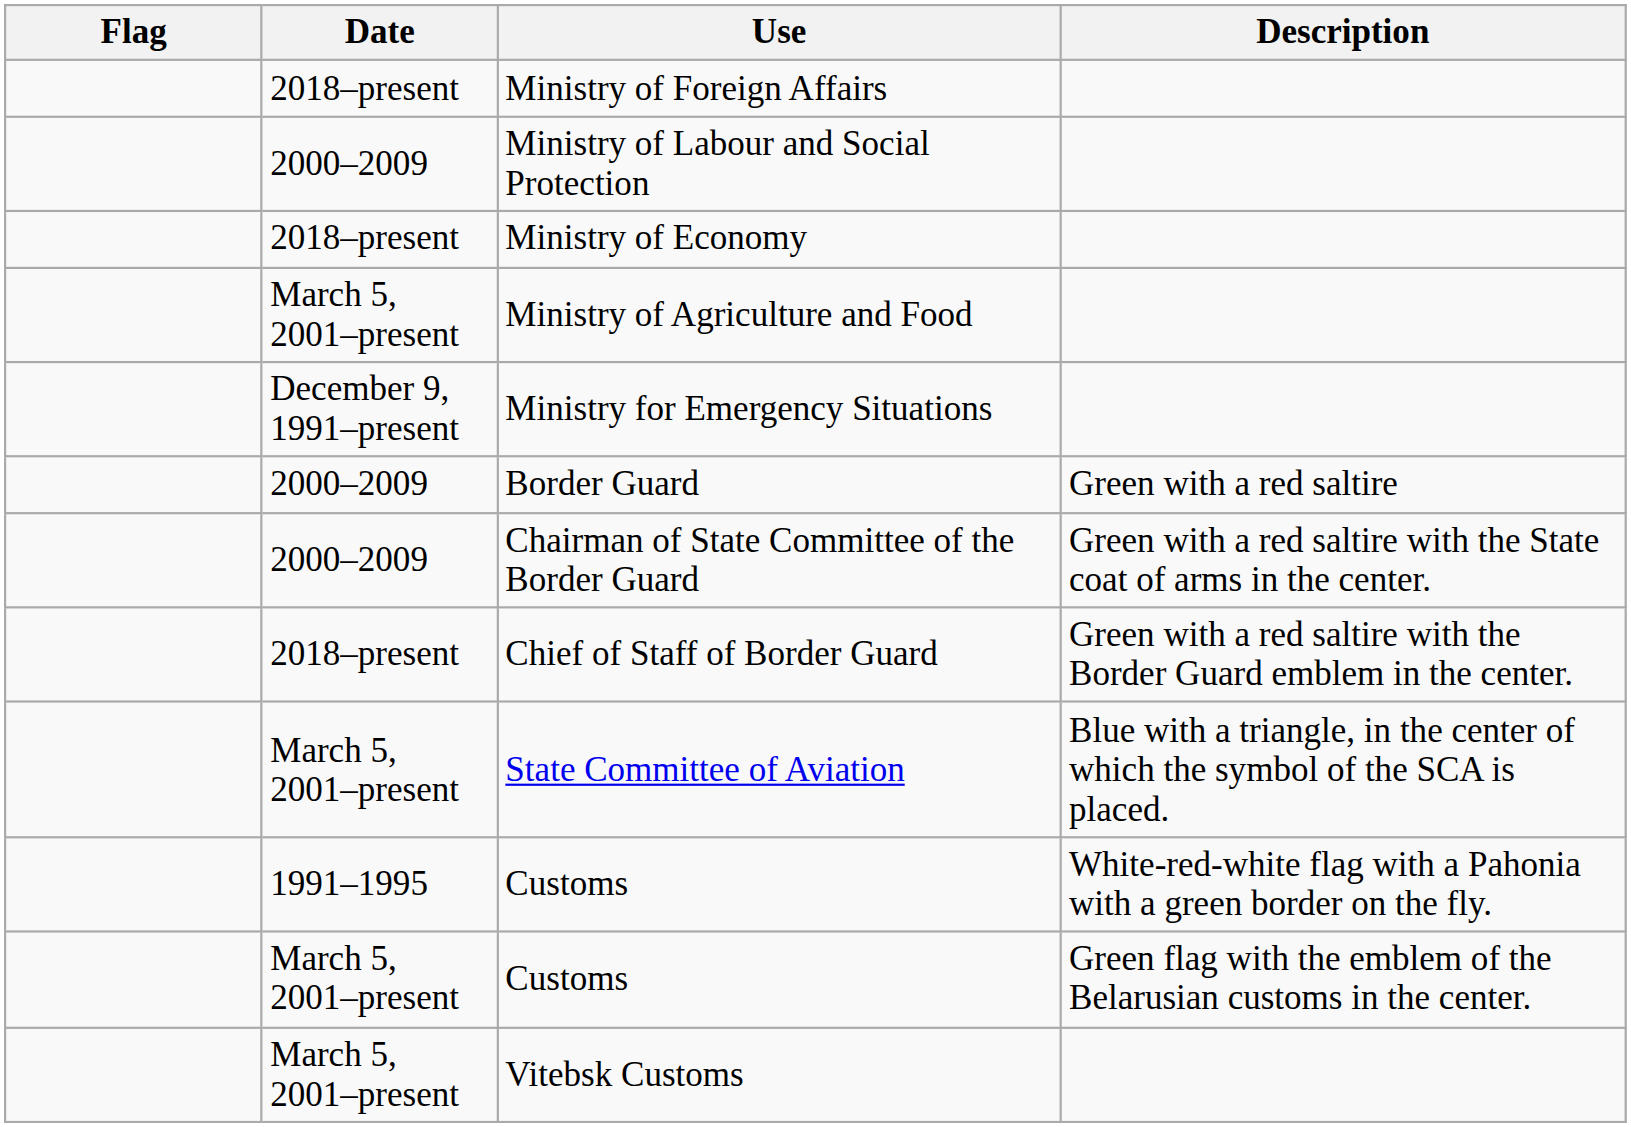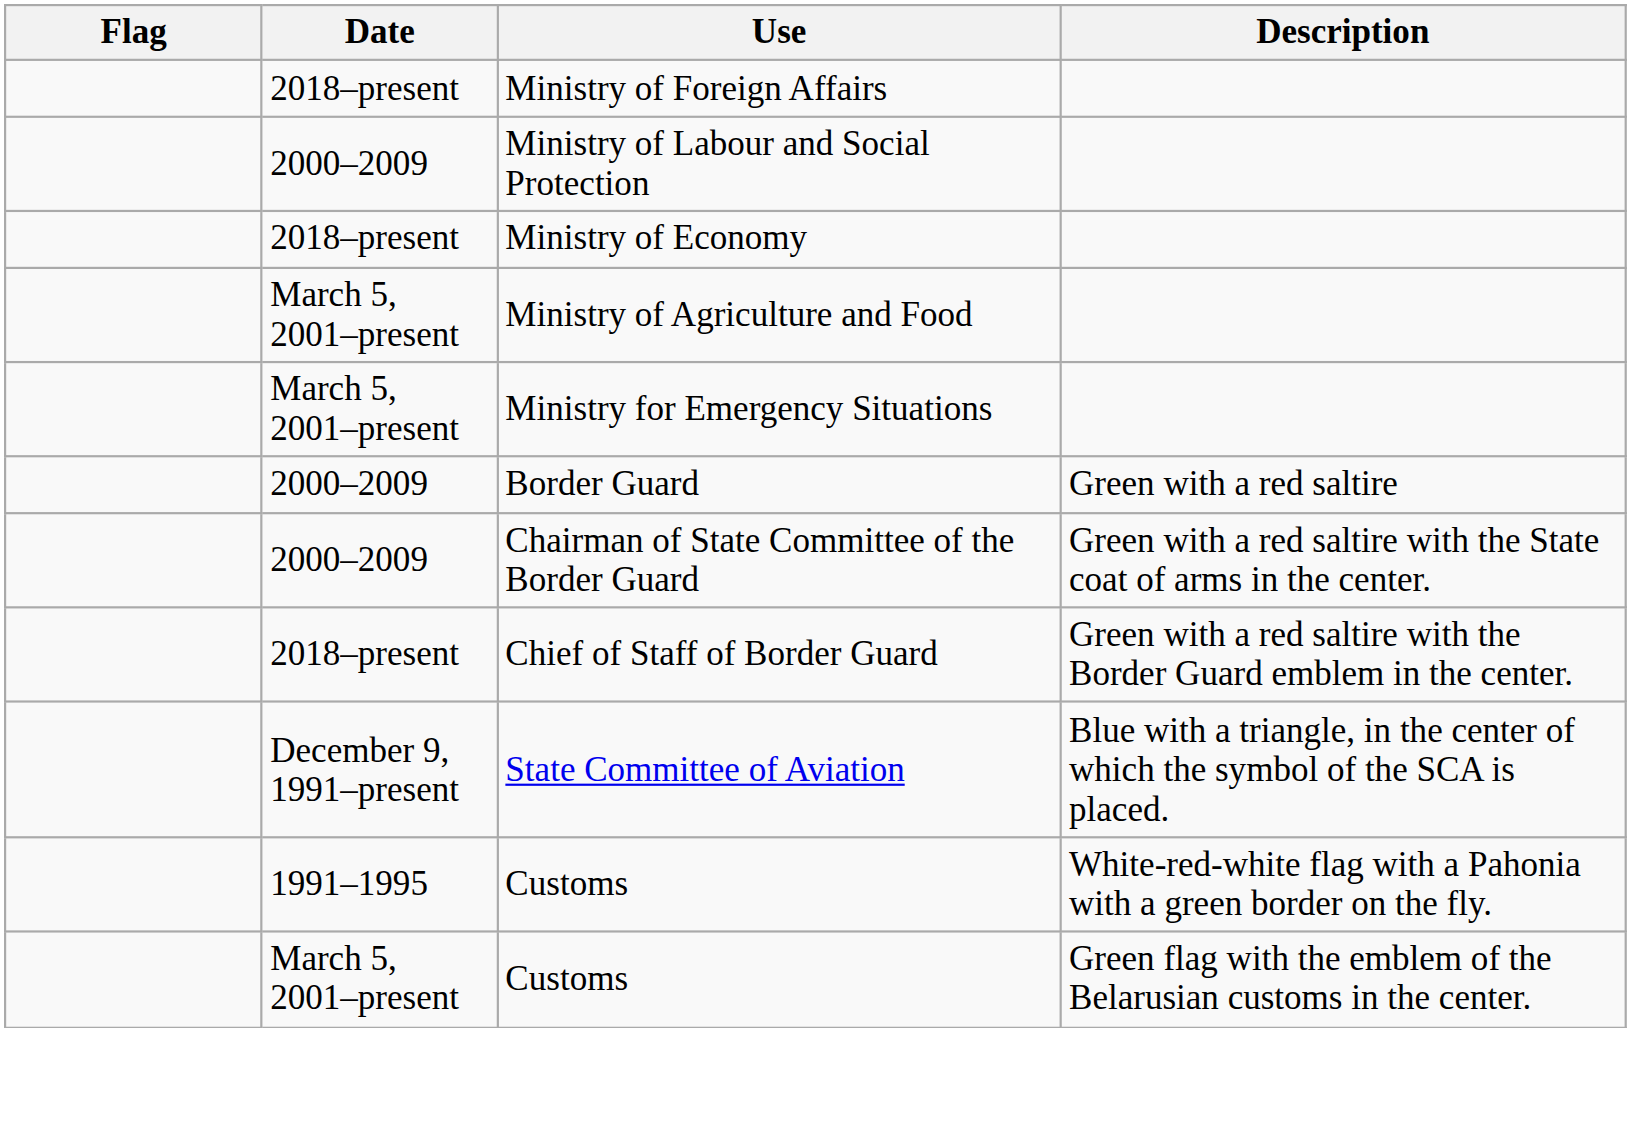(365, 408) December 9, 1991–present -> (365, 408) March 5, 2001–present
(365, 768) March 5, 2001–present -> (365, 768) December 9, 1991–present
- row: (625, 1073)
